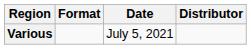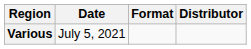columns swapped: (140, 14) <-> (79, 14)
